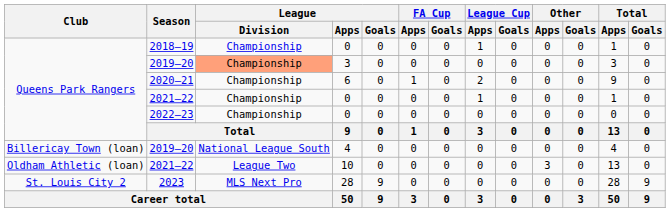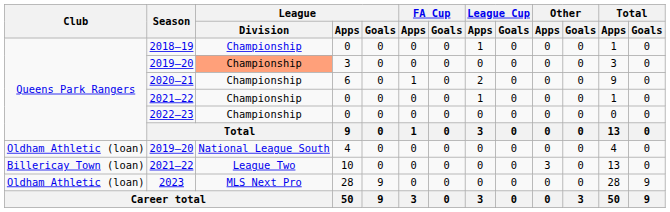(76, 148) Billericay Town (loan) -> (76, 148) Oldham Athletic (loan)
(76, 165) Oldham Athletic (loan) -> (76, 165) Billericay Town (loan)
(76, 182) St. Louis City 2 -> (76, 182) Oldham Athletic (loan)
